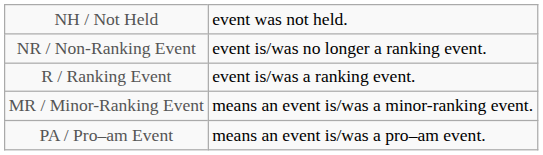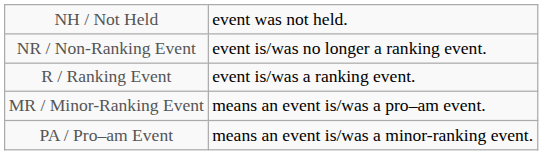(373, 106) means an event is/was a minor-ranking event. -> (349, 106) means an event is/was a pro–am event.
(349, 135) means an event is/was a pro–am event. -> (373, 135) means an event is/was a minor-ranking event.
